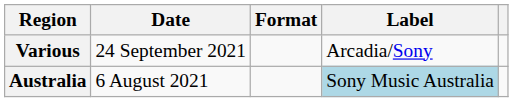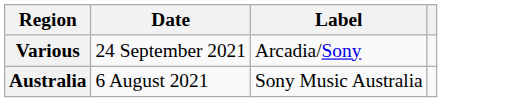- column: (286, 19)
(410, 81) lightblue background -> (339, 81) no background
